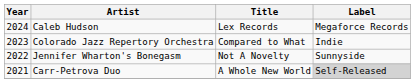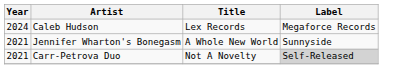- row: (123, 41)
(17, 56) 2022 -> (17, 41) 2021
(254, 56) Not A Novelty -> (232, 41) A Whole New World
(264, 71) A Whole New World -> (221, 56) Not A Novelty
